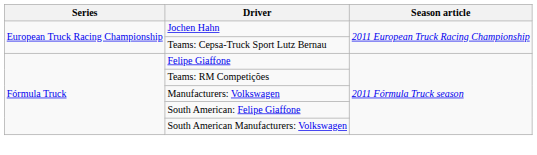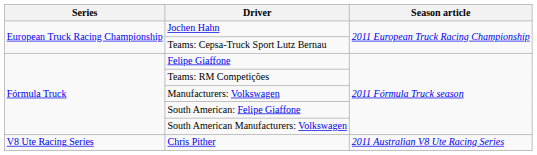+ row: (192, 142)
